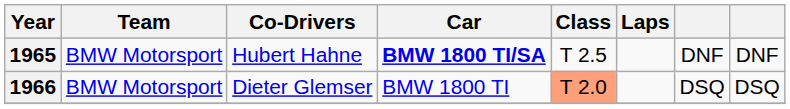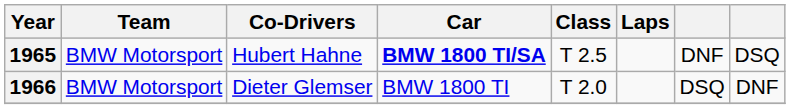(757, 55) DNF -> (757, 55) DSQ
(583, 88) lightsalmon background -> (583, 88) no background
(757, 88) DSQ -> (757, 88) DNF
